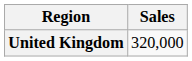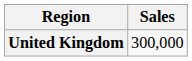(157, 42) 320,000 -> (157, 42) 300,000
